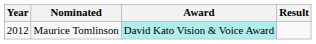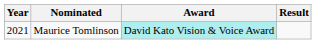(18, 30) 2012 -> (18, 30) 2021
